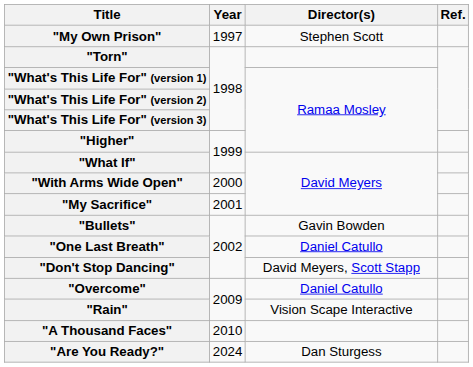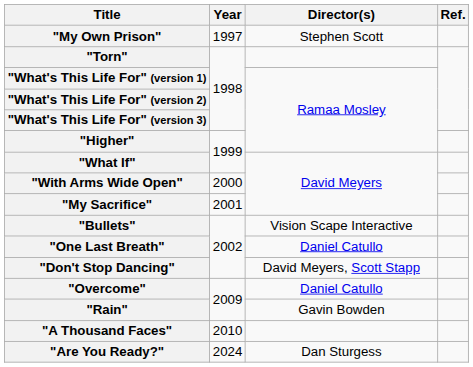(341, 225) Gavin Bowden -> (341, 225) Vision Scape Interactive
(341, 309) Vision Scape Interactive -> (341, 309) Gavin Bowden
